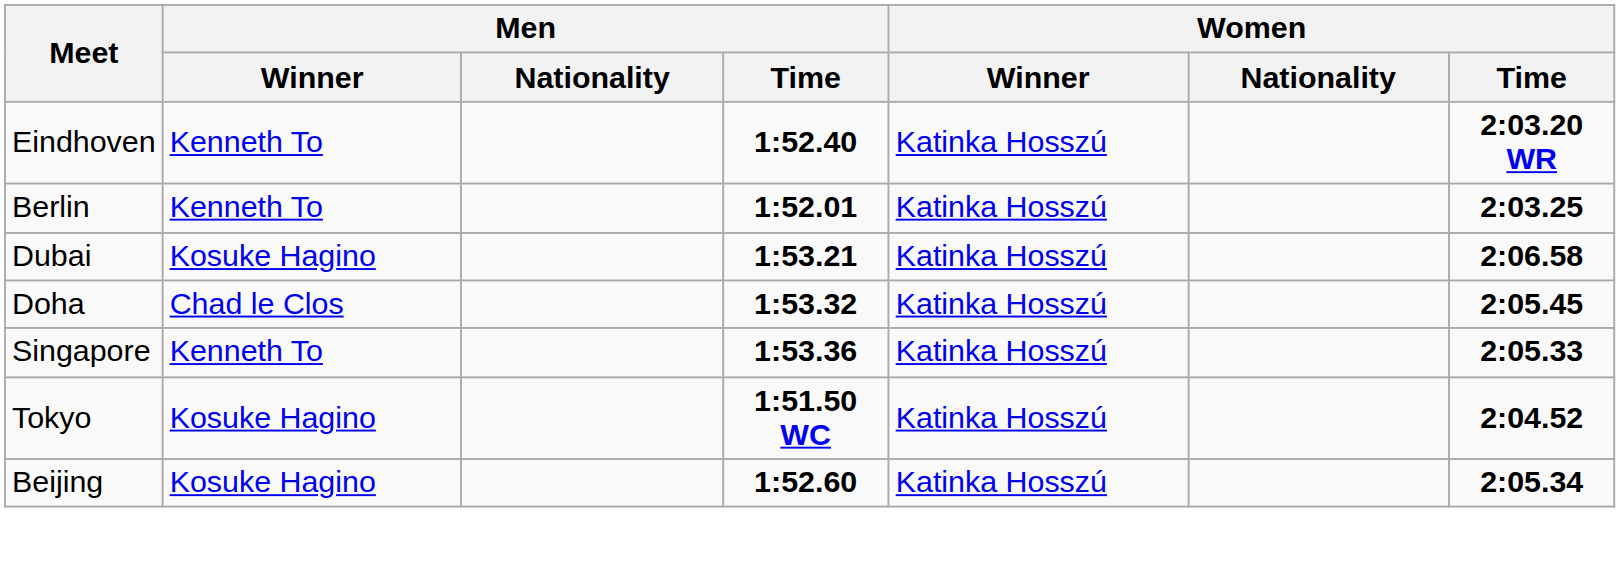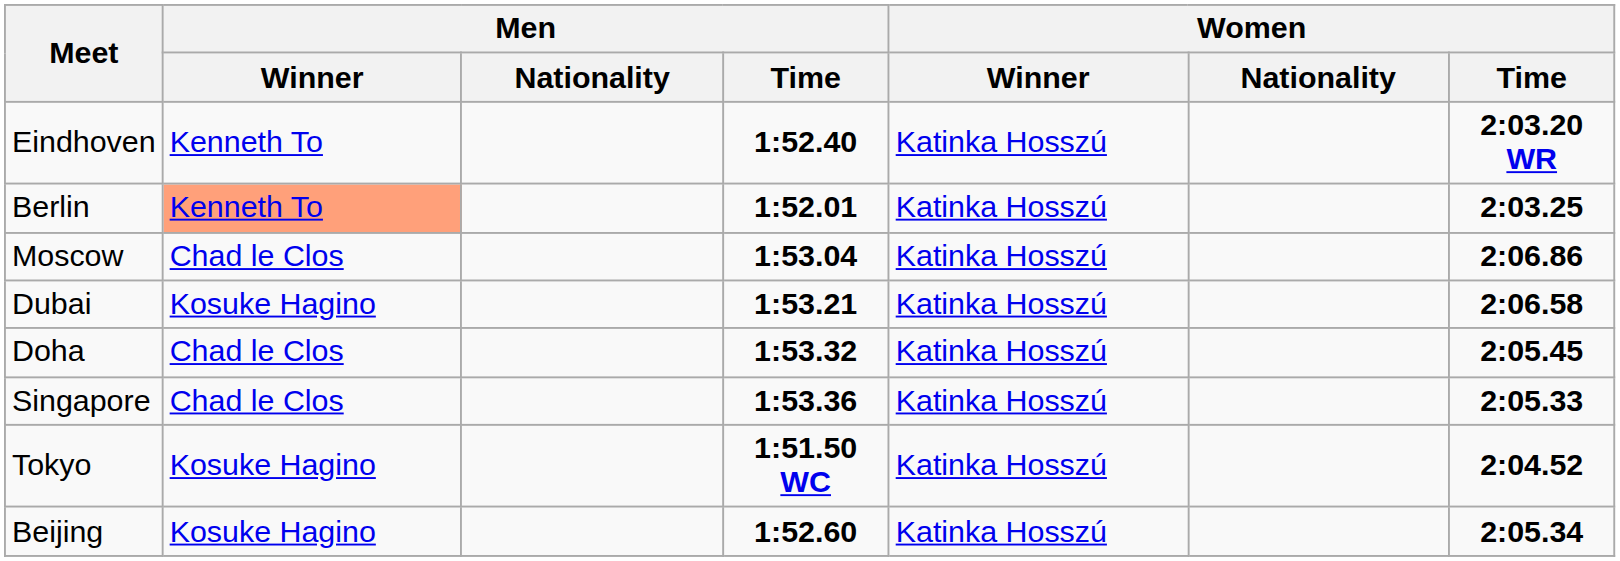(246, 207) no background -> (246, 207) lightsalmon background
+ row: (68, 255)
(246, 352) Kenneth To -> (257, 400) Chad le Clos
